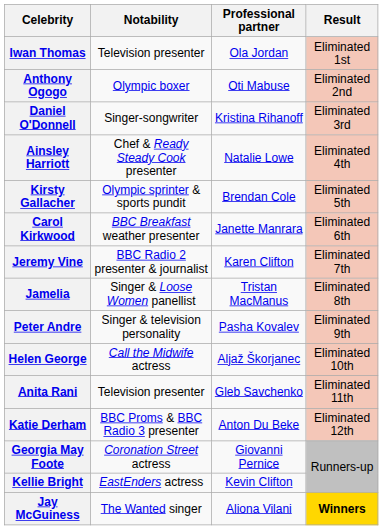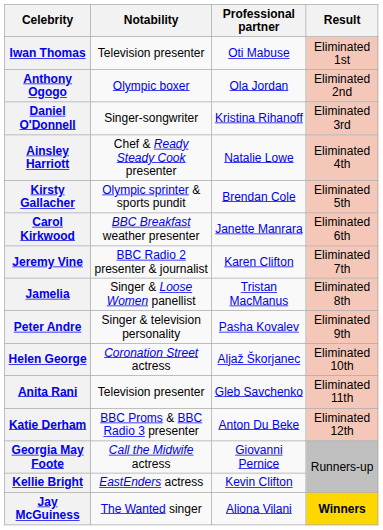(259, 53) Ola Jordan -> (259, 53) Oti Mabuse
(259, 85) Oti Mabuse -> (259, 85) Ola Jordan
(151, 359) Call the Midwife actress -> (151, 359) Coronation Street actress
(151, 457) Coronation Street actress -> (151, 457) Call the Midwife actress
